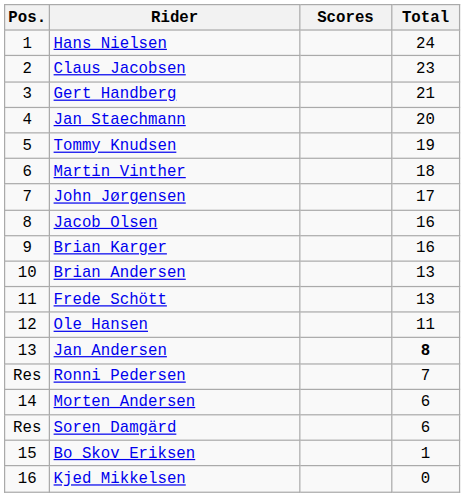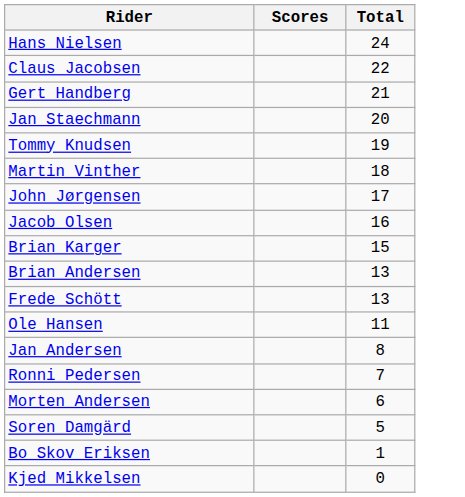- column: (27, 17)
(426, 69) 23 -> (380, 69) 22
(426, 248) 16 -> (380, 248) 15
(426, 351) bold -> (380, 351) normal
(426, 428) 6 -> (380, 428) 5
